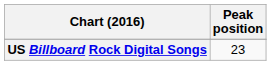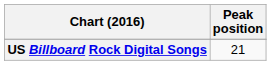(238, 49) 23 -> (238, 49) 21
